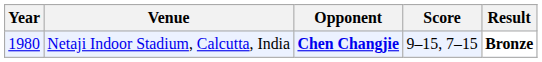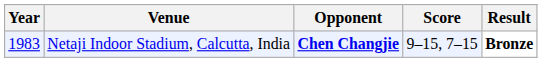(24, 44) 1980 -> (24, 44) 1983
